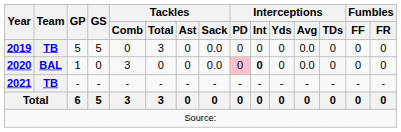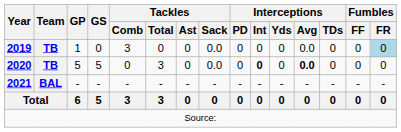(78, 48) 5 -> (78, 48) 1
(99, 48) 5 -> (99, 48) 0
(127, 48) 0 -> (127, 48) 3
(161, 48) 3 -> (161, 48) 0
(383, 48) no background -> (383, 48) lightblue background
(51, 65) BAL -> (51, 65) TB
(78, 65) 1 -> (78, 65) 5
(99, 65) 0 -> (99, 65) 5
(127, 65) 3 -> (127, 65) 0
(161, 65) 0 -> (161, 65) 3
(240, 65) pink background -> (240, 65) no background
(307, 65) normal -> (307, 65) bold
(51, 83) TB -> (51, 83) BAL
